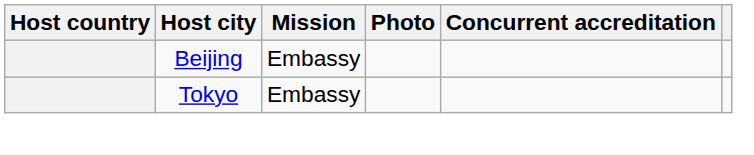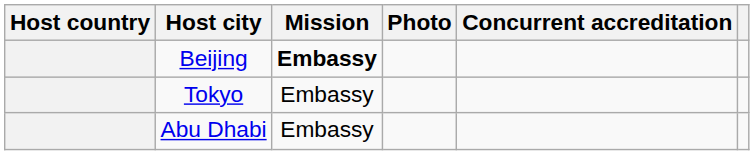(314, 58) normal -> (327, 58) bold
+ row: (214, 130)
